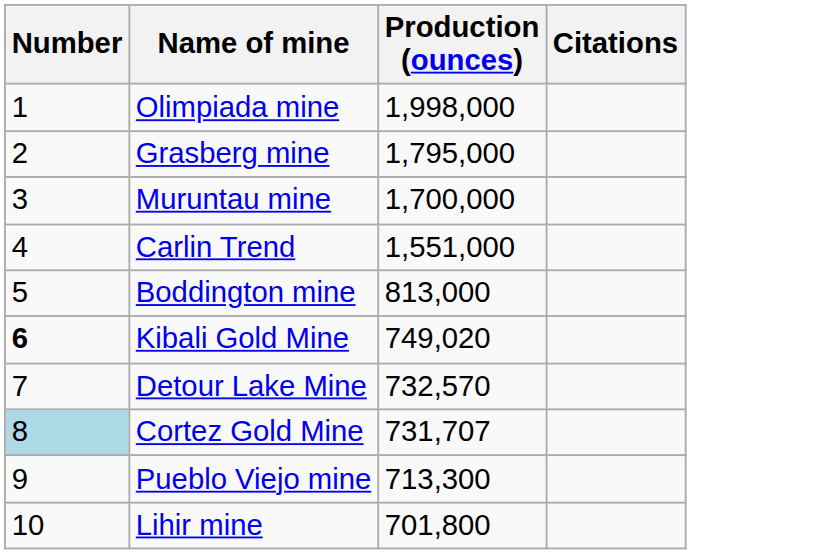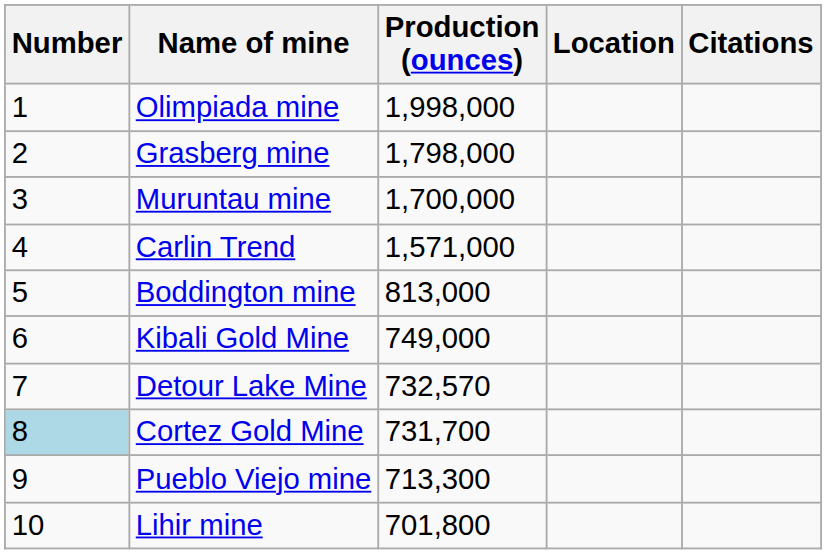+ column: (614, 44)
(450, 153) 1,795,000 -> (450, 153) 1,798,000
(450, 246) 1,551,000 -> (450, 246) 1,571,000
(20, 339) bold -> (20, 339) normal
(438, 339) 749,020 -> (438, 339) 749,000
(438, 432) 731,707 -> (438, 432) 731,700
